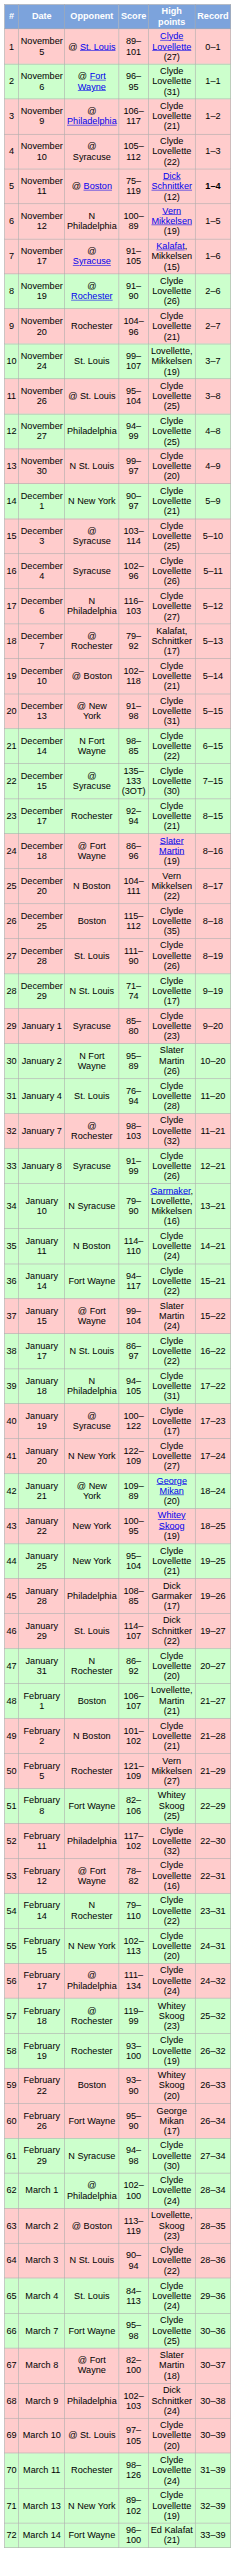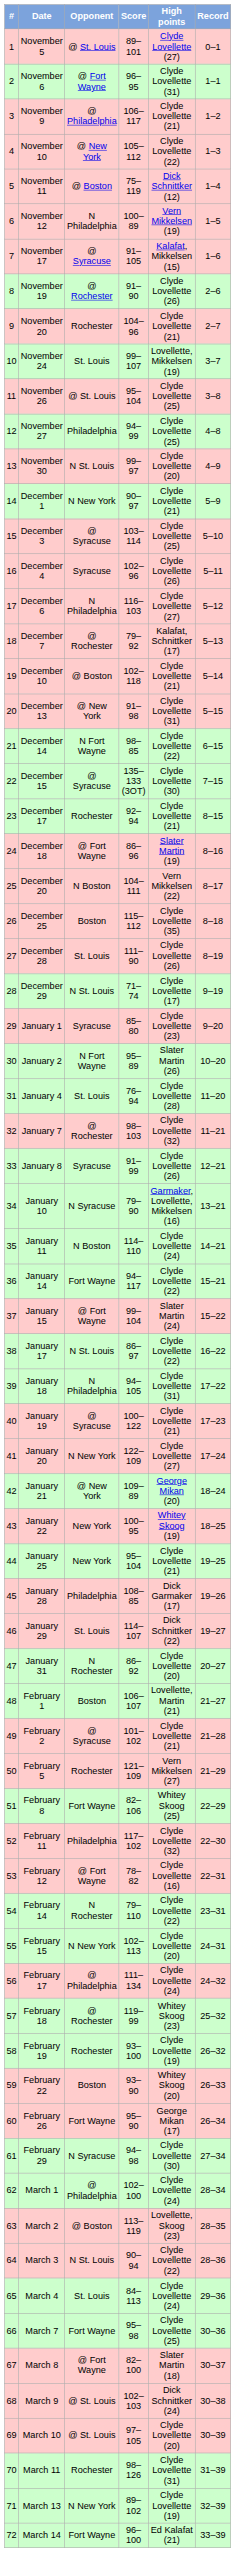(92, 151) @ Syracuse -> (92, 151) @ New York
(213, 186) bold -> (213, 186) normal
(172, 1421) Clyde Lovellette (17) -> (172, 1421) Clyde Lovellette (21)
(92, 1736) N Boston -> (92, 1736) @ Syracuse
(92, 2400) Philadelphia -> (92, 2400) @ St. Louis
(172, 2470) Clyde Lovellette (24) -> (172, 2470) Clyde Lovellette (31)
